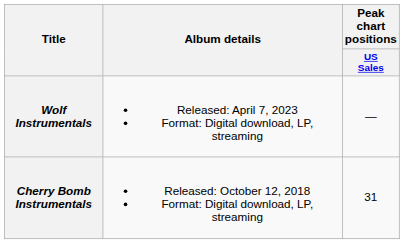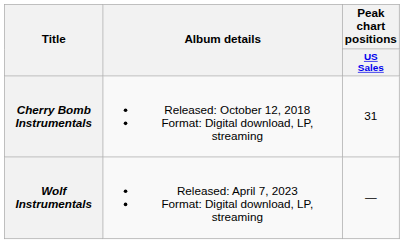rows swapped: (54, 197) <-> (54, 116)
